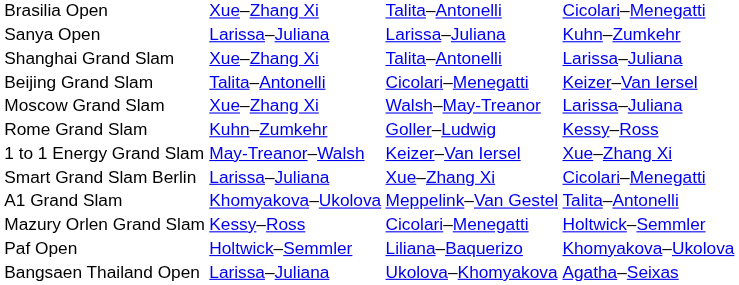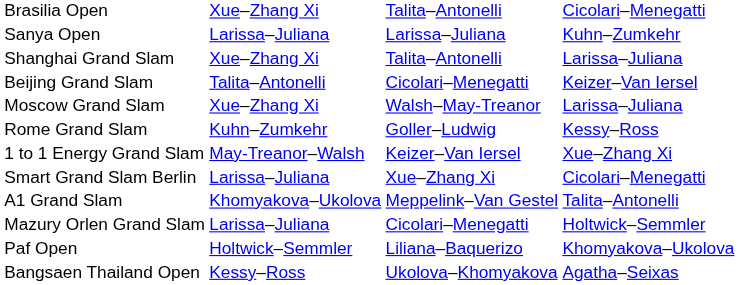(257, 224) Kessy–Ross -> (269, 224) Larissa–Juliana
(269, 272) Larissa–Juliana -> (257, 272) Kessy–Ross
